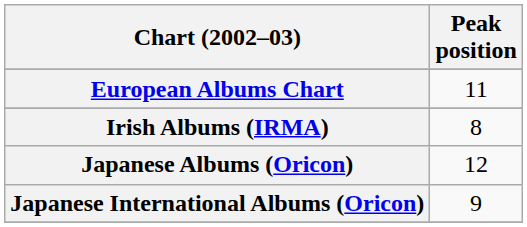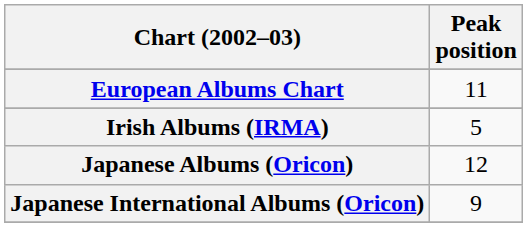(476, 126) 8 -> (476, 126) 5
